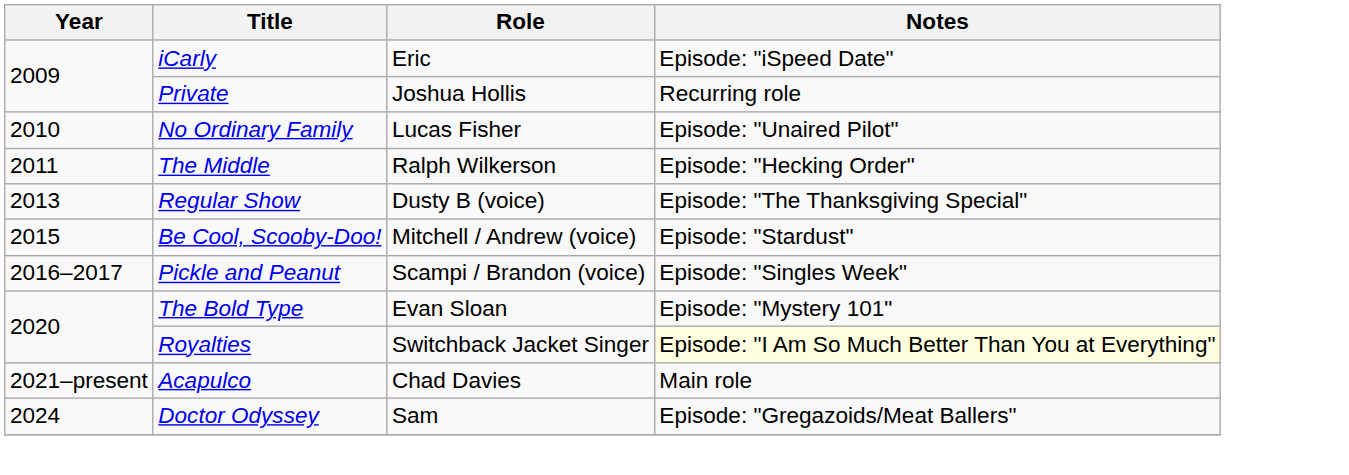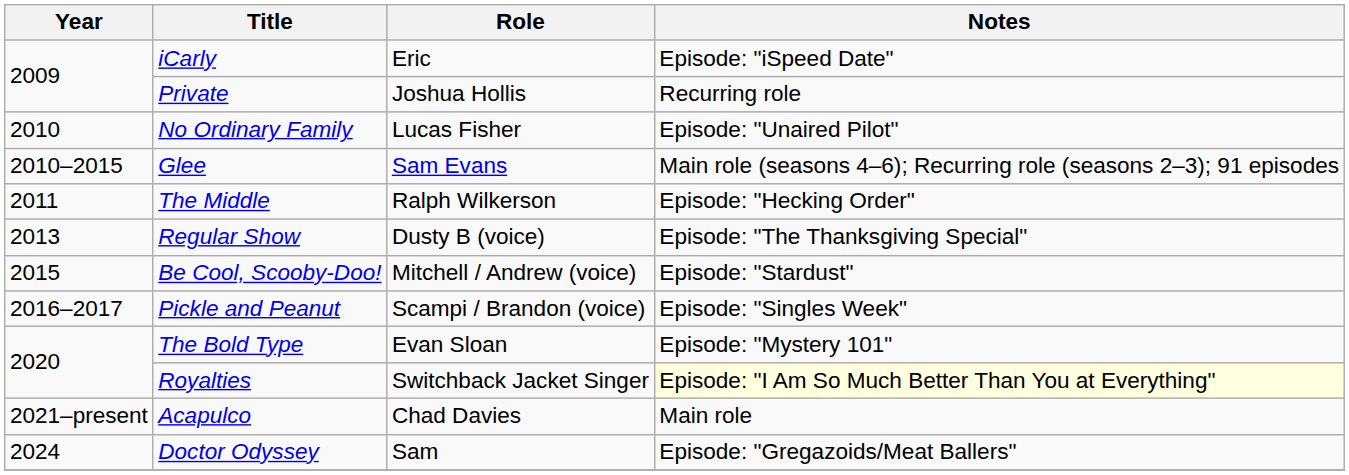+ row: (182, 165)
